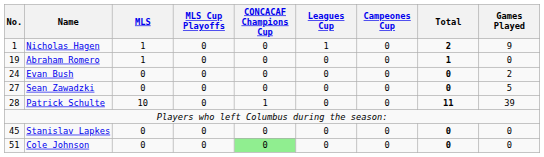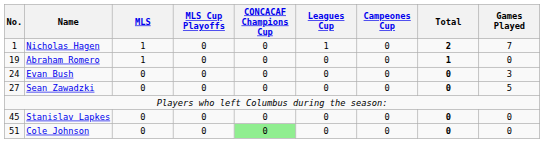(509, 46) 9 -> (509, 46) 7
(509, 74) 2 -> (509, 74) 3
- row: (66, 103)
